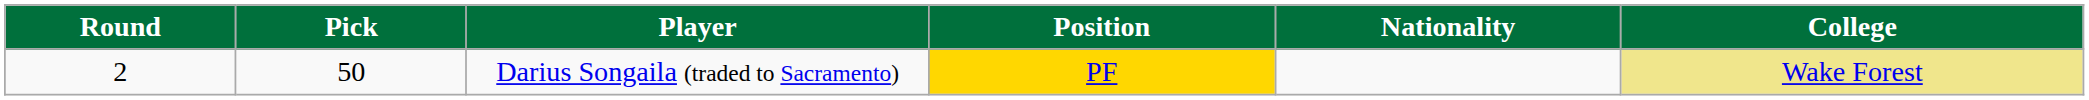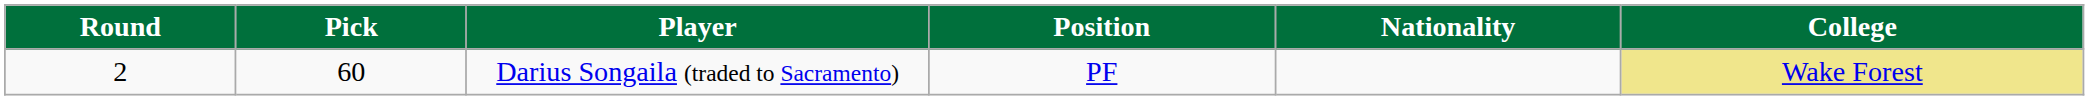(351, 71) 50 -> (351, 71) 60
(1102, 71) gold background -> (1102, 71) no background
